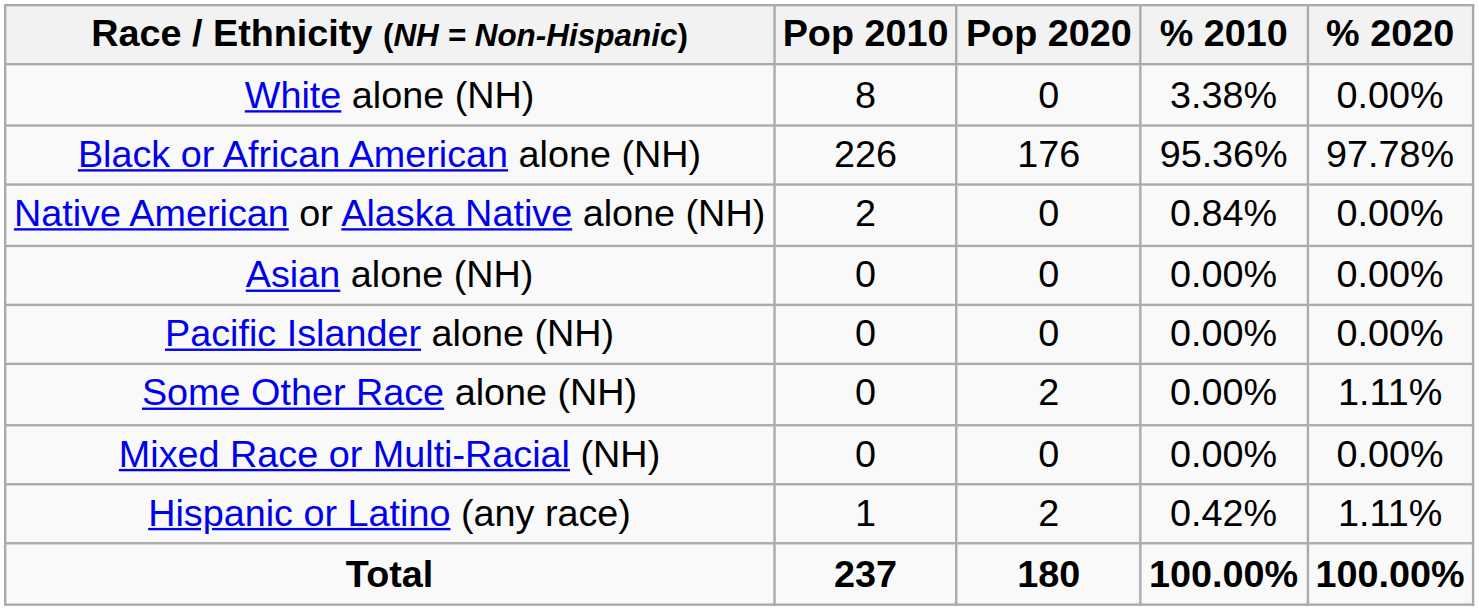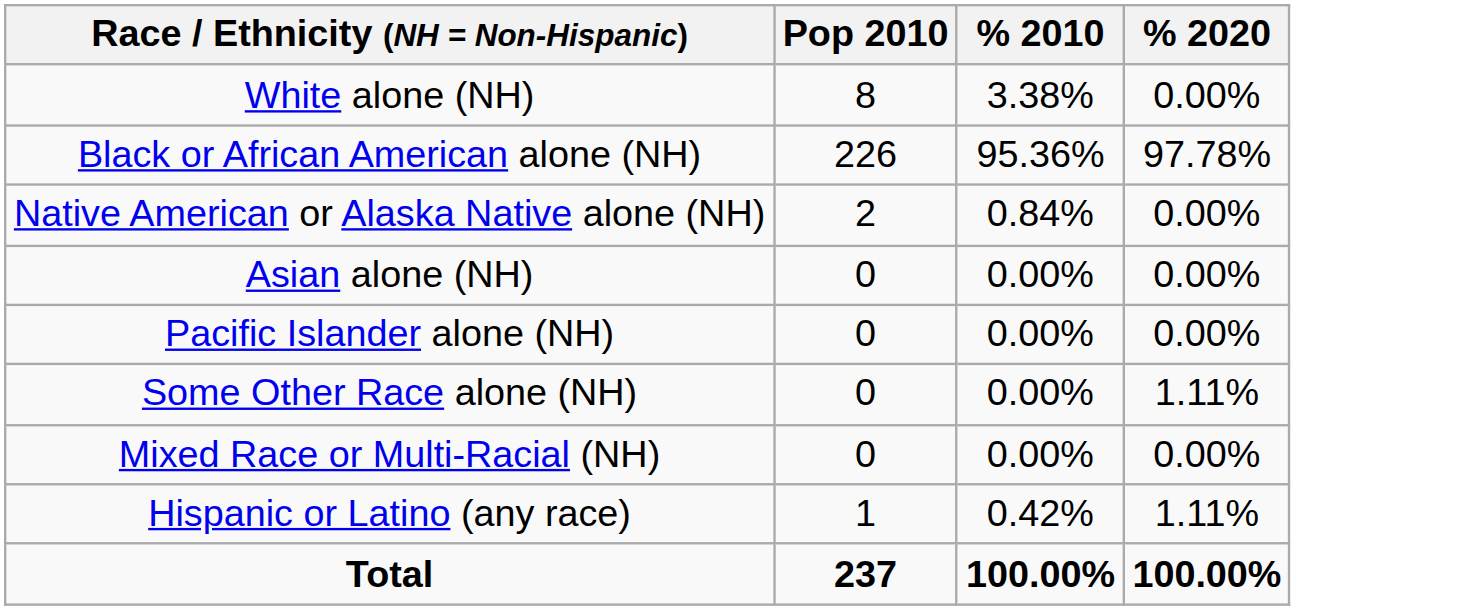- column: (1049, 34)
